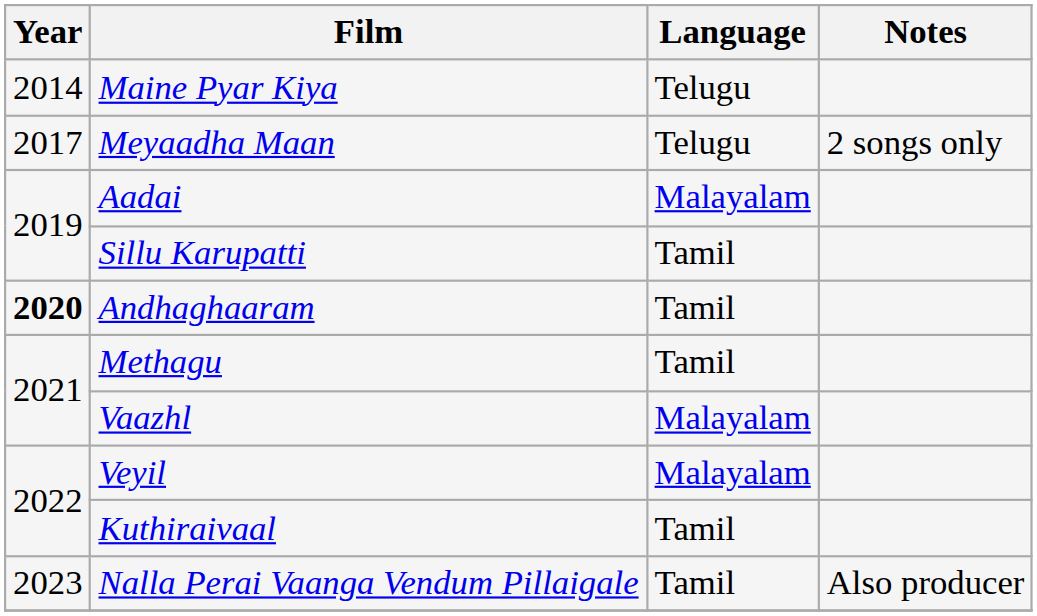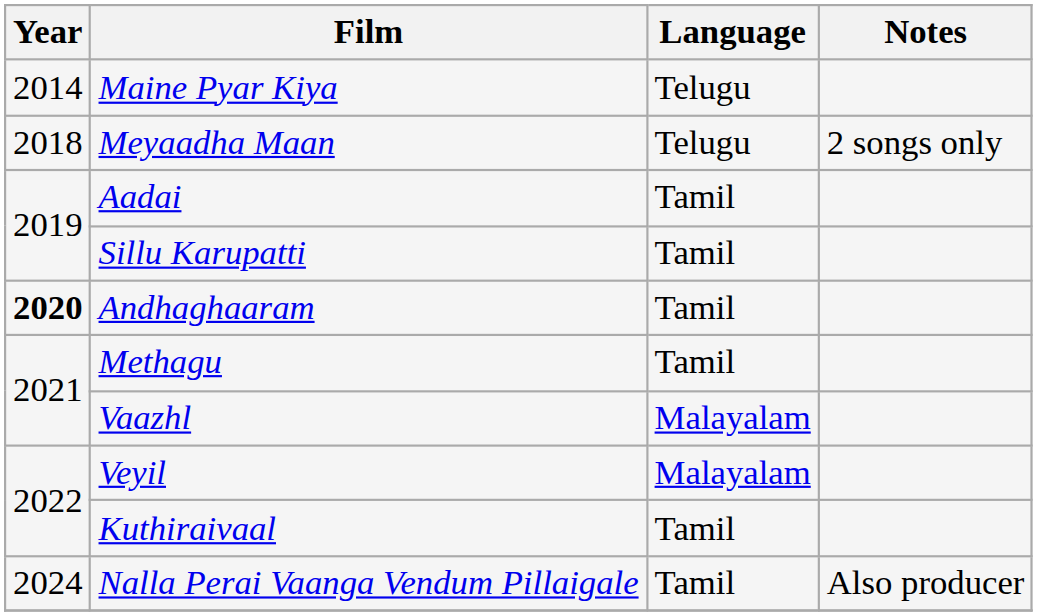(48, 142) 2017 -> (48, 142) 2018
(733, 197) Malayalam -> (695, 197) Tamil
(48, 582) 2023 -> (48, 582) 2024
